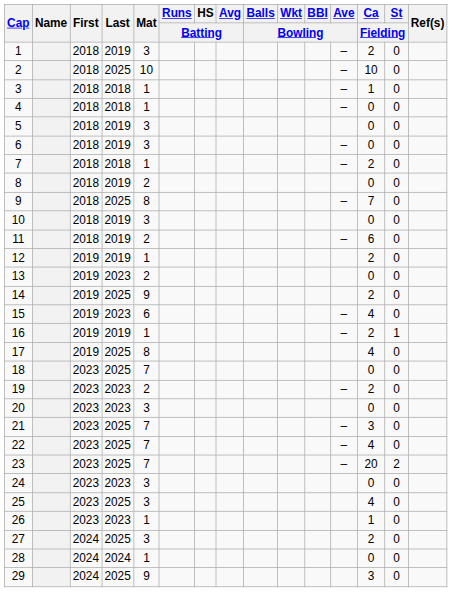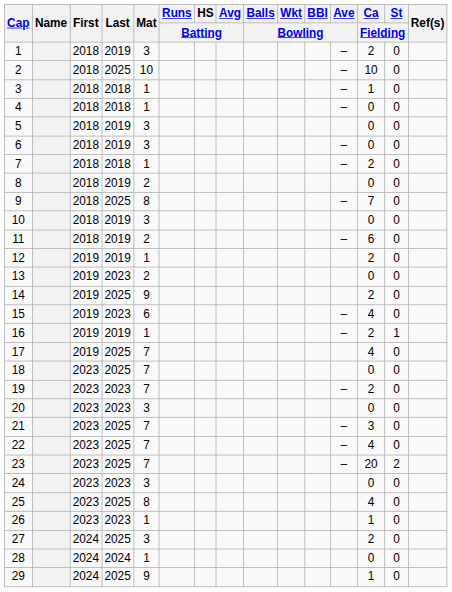(146, 351) 8 -> (146, 351) 7
(146, 389) 2 -> (146, 389) 7
(146, 502) 3 -> (146, 502) 8
(371, 577) 3 -> (371, 577) 1
